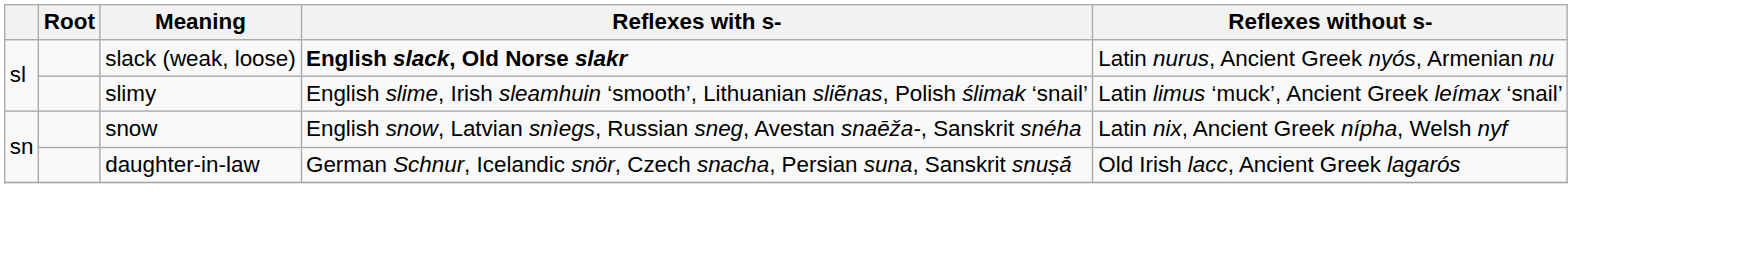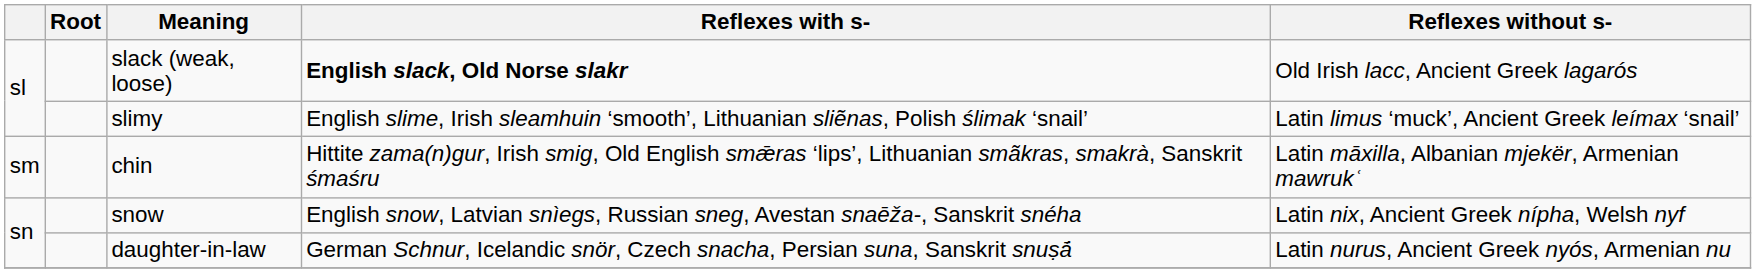(1326, 57) Latin nurus, Ancient Greek nyós, Armenian nu -> (1456, 70) Old Irish lacc, Ancient Greek lagarós
+ row: (132, 166)
(1279, 164) Old Irish lacc, Ancient Greek lagarós -> (1503, 250) Latin nurus, Ancient Greek nyós, Armenian nu
